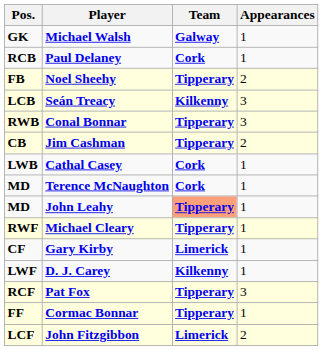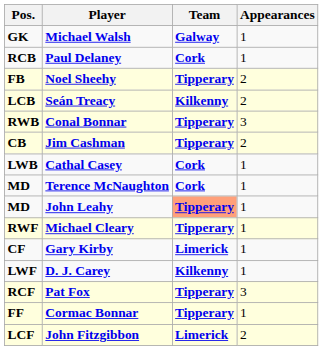(243, 100) 3 -> (243, 100) 2
